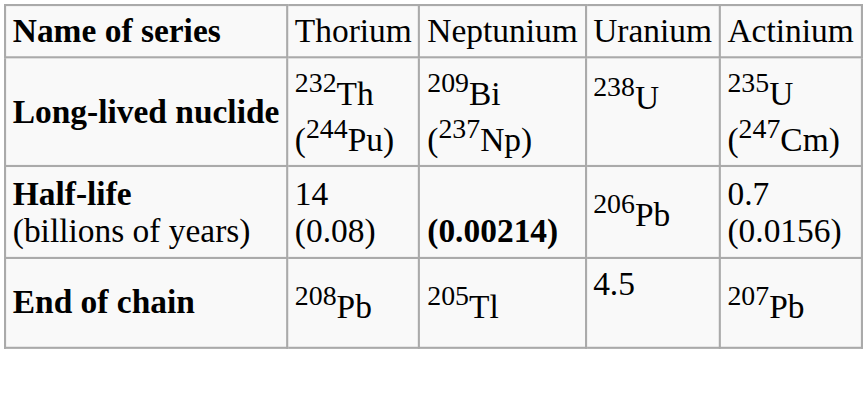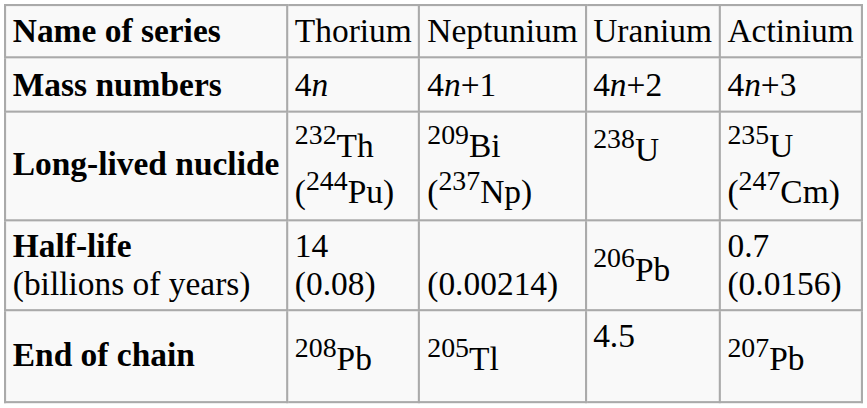+ row: (117, 84)
(493, 230) bold -> (493, 283) normal
